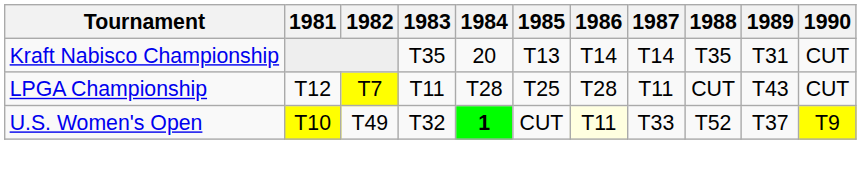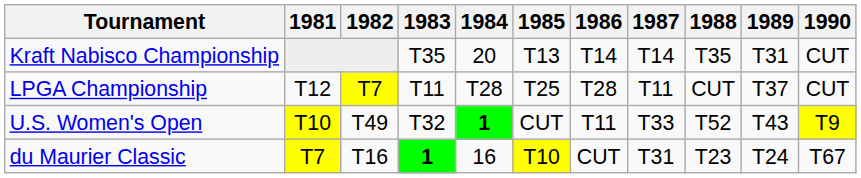(770, 89) T43 -> (770, 89) T37
(599, 123) lightyellow background -> (599, 123) no background
(770, 123) T37 -> (770, 123) T43
+ row: (98, 156)
